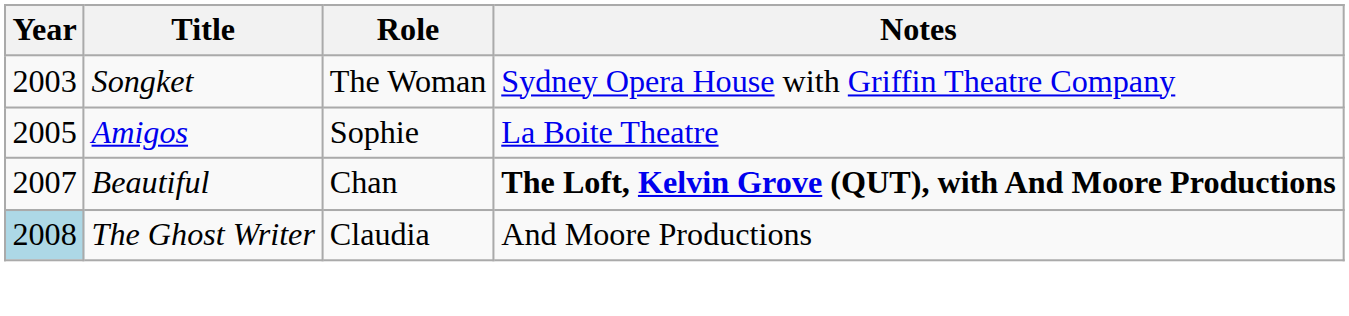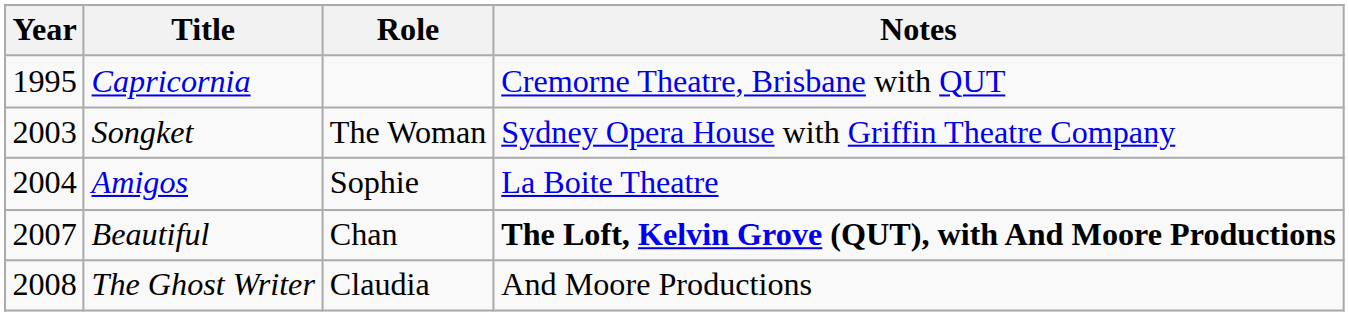+ row: (171, 81)
(45, 132) 2005 -> (45, 183) 2004
(45, 234) lightblue background -> (45, 285) no background
